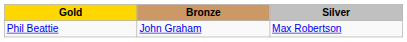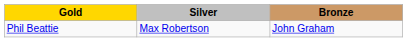columns swapped: (336, 12) <-> (203, 12)
